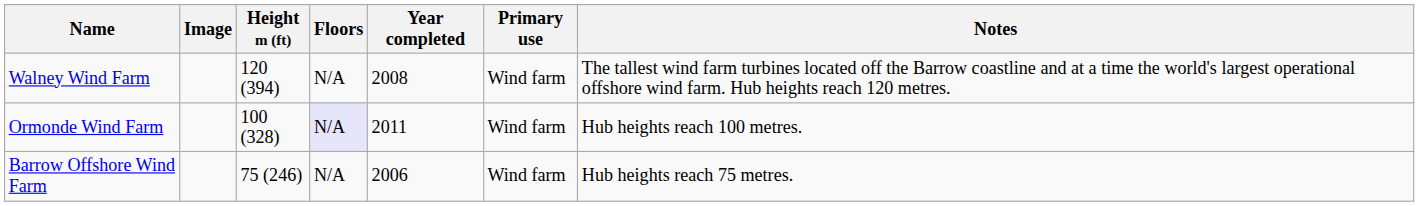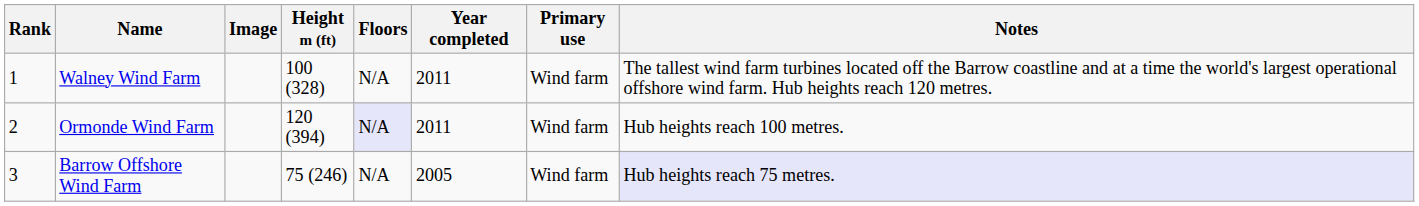+ column: (30, 29)
(260, 78) 120 (394) -> (305, 78) 100 (328)
(390, 78) 2008 -> (434, 78) 2011
(260, 127) 100 (328) -> (305, 127) 120 (394)
(390, 176) 2006 -> (434, 176) 2005
(688, 176) no background -> (729, 176) lavender background
